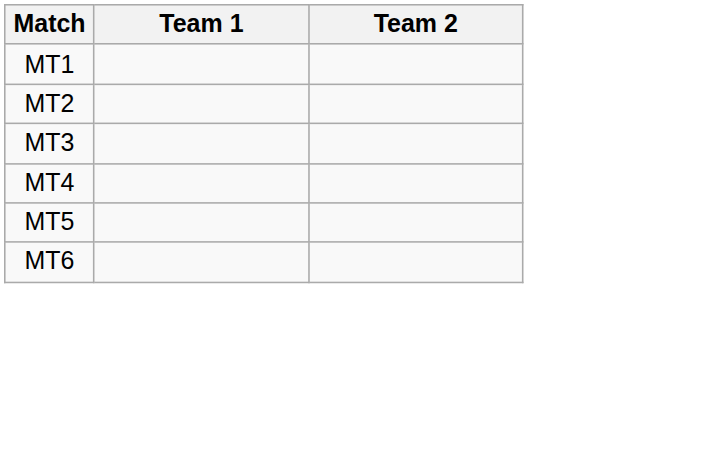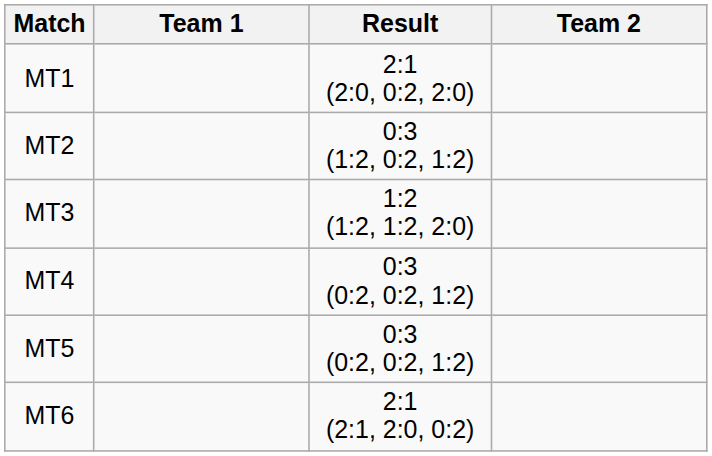+ column: (400, 24)
